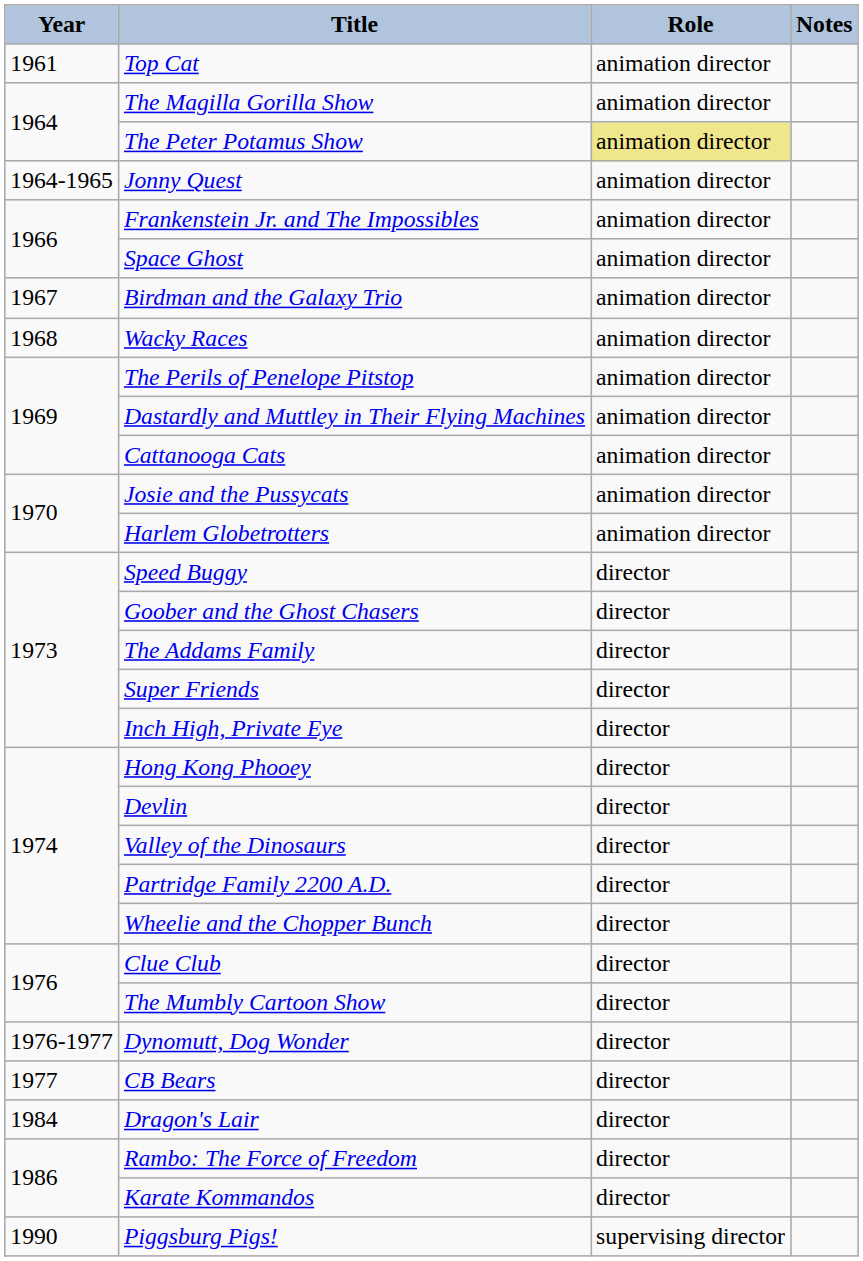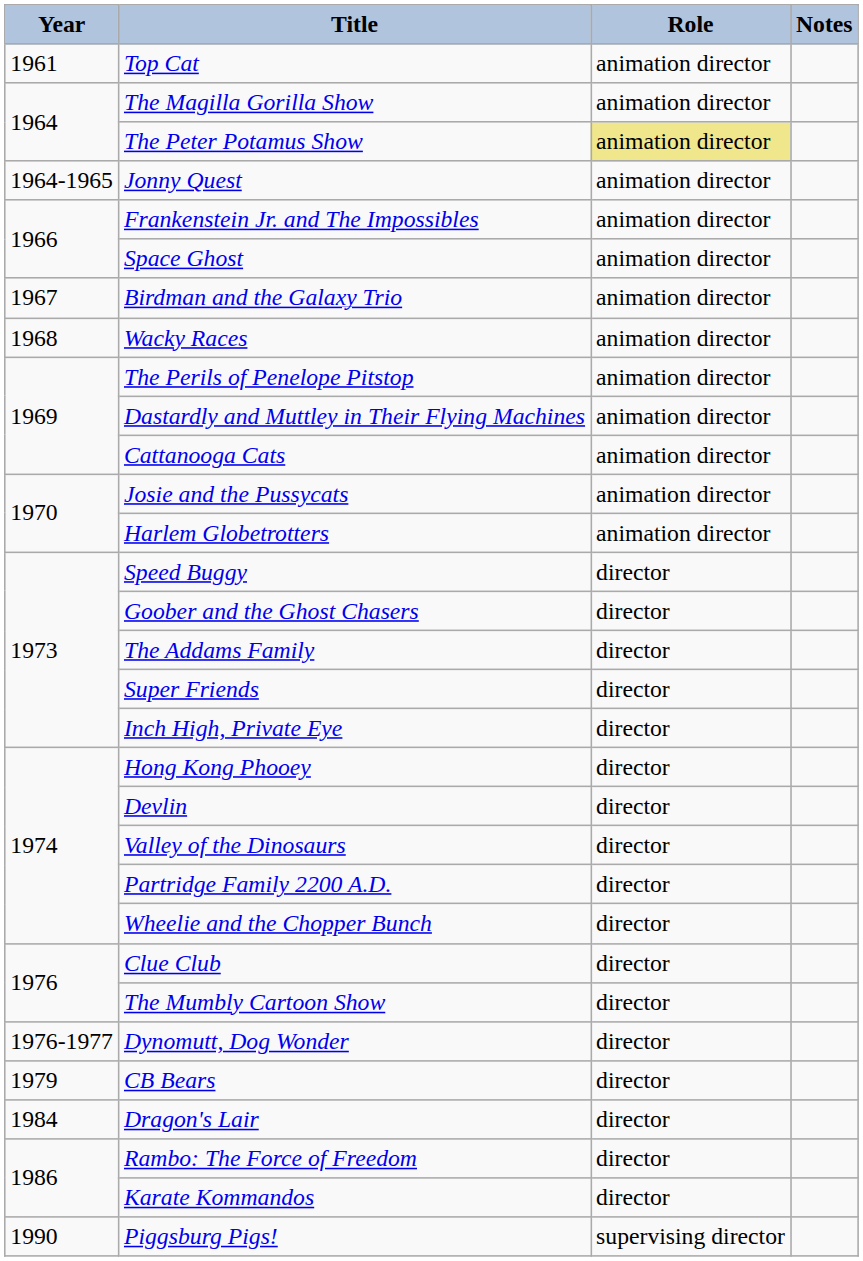(34, 1079) 1977 -> (34, 1079) 1979
